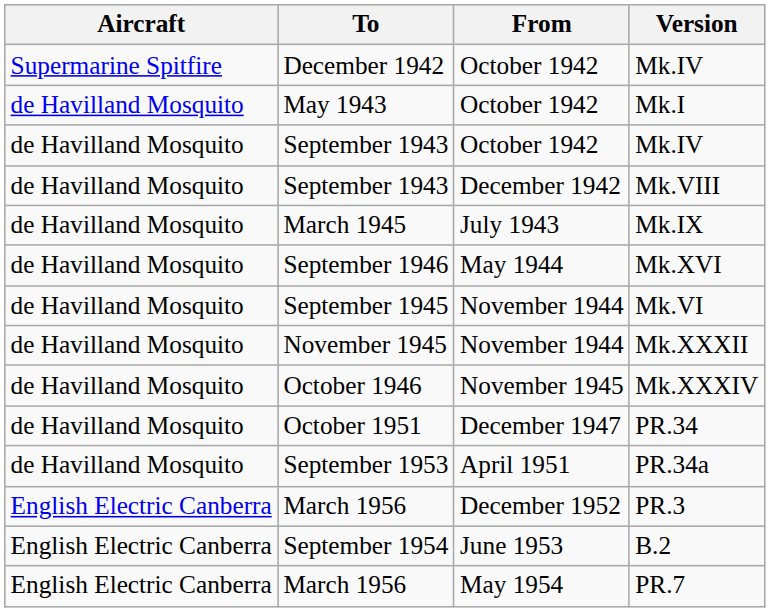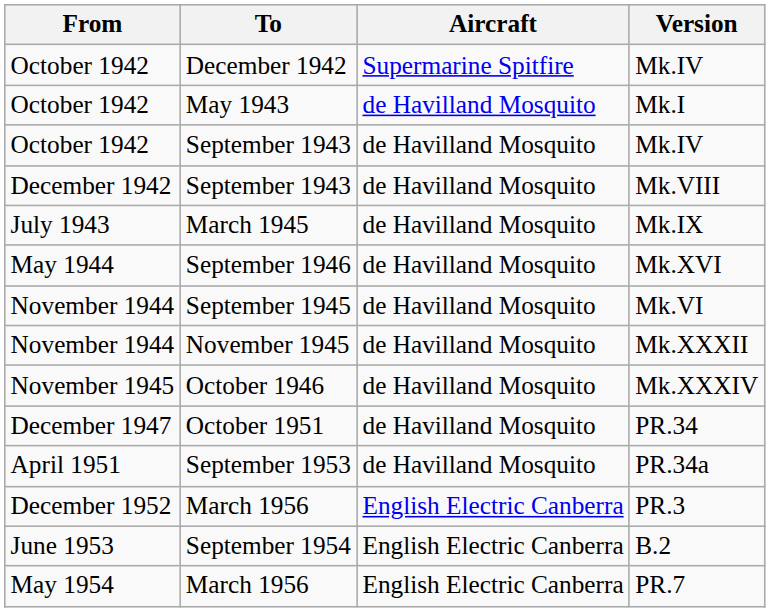columns swapped: (542, 24) <-> (141, 24)
